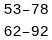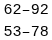rows swapped: (26, 10) <-> (26, 32)
